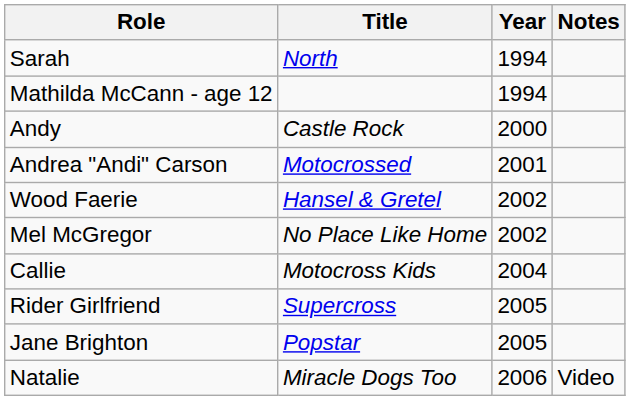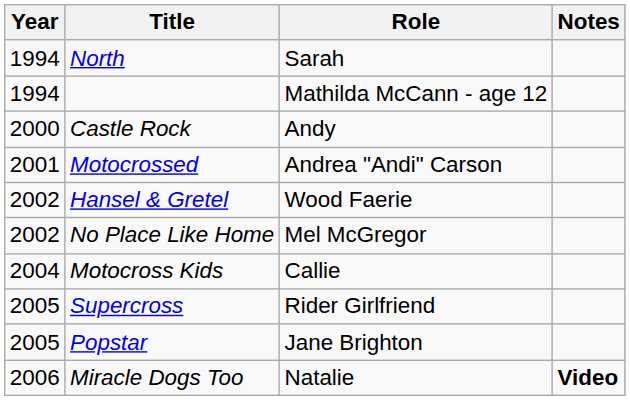columns swapped: (522, 22) <-> (141, 22)
(586, 377) normal -> (588, 377) bold
